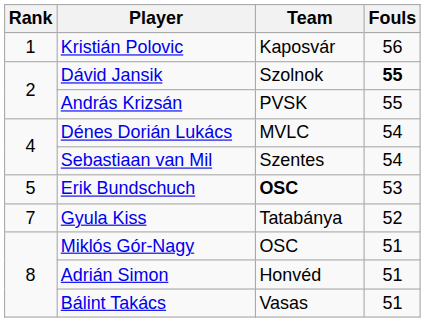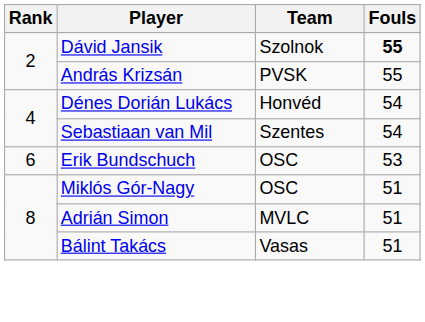- row: (122, 47)
(284, 132) MVLC -> (290, 103) Honvéd
(31, 189) 5 -> (31, 160) 6
(279, 189) bold -> (279, 160) normal
- row: (104, 217)
(290, 274) Honvéd -> (284, 217) MVLC
